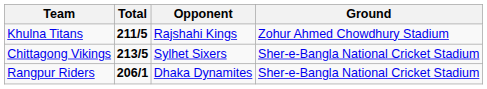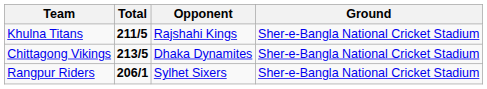(353, 34) Zohur Ahmed Chowdhury Stadium -> (369, 34) Sher-e-Bangla National Cricket Stadium
(190, 53) Sylhet Sixers -> (203, 53) Dhaka Dynamites
(203, 73) Dhaka Dynamites -> (190, 73) Sylhet Sixers
